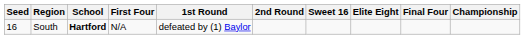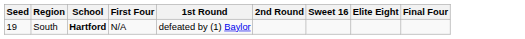- column: (485, 12)
(12, 27) 16 -> (12, 27) 19
